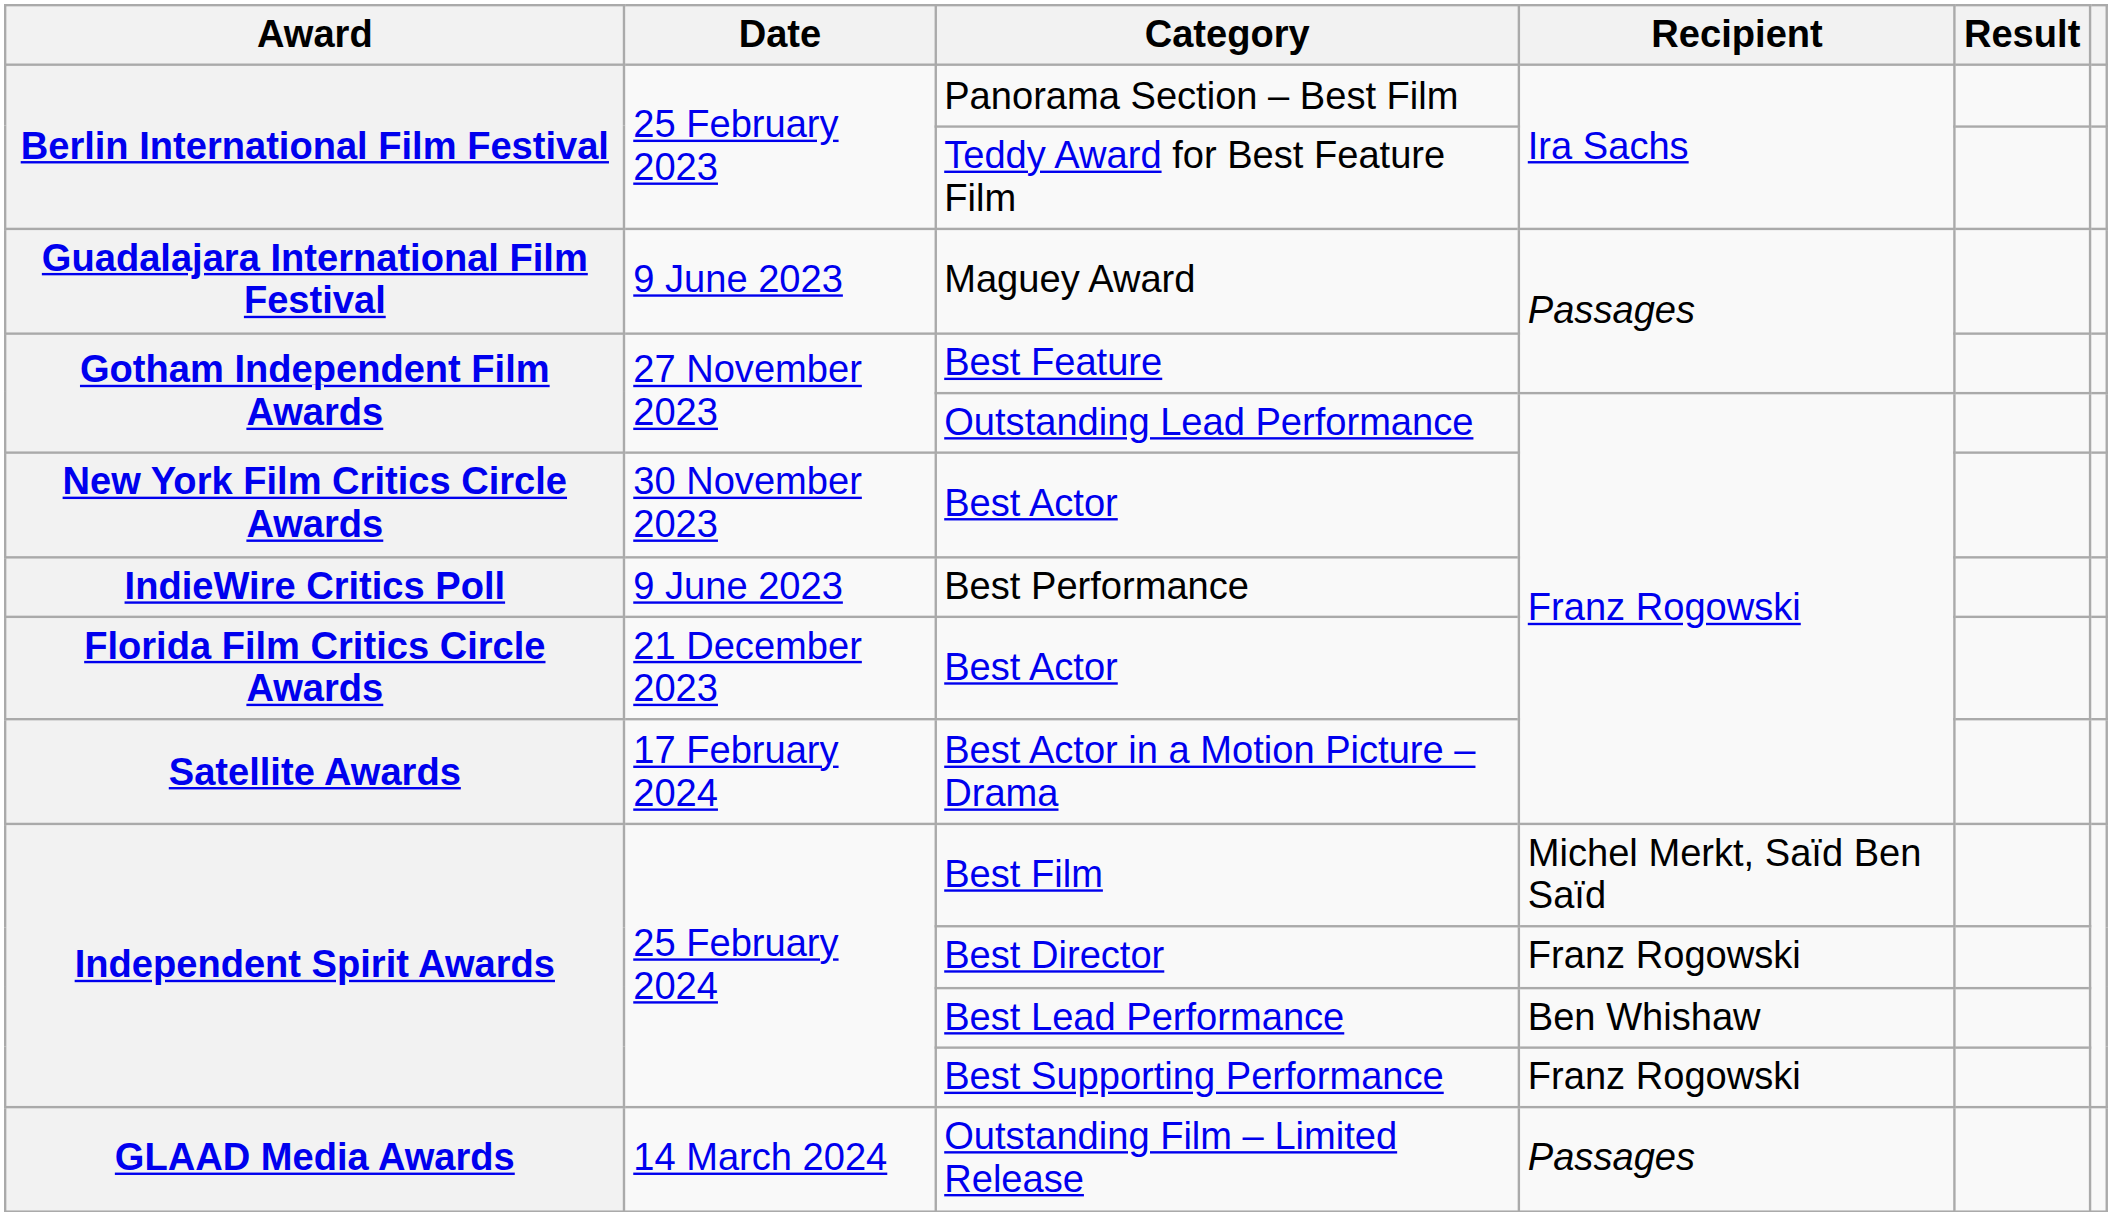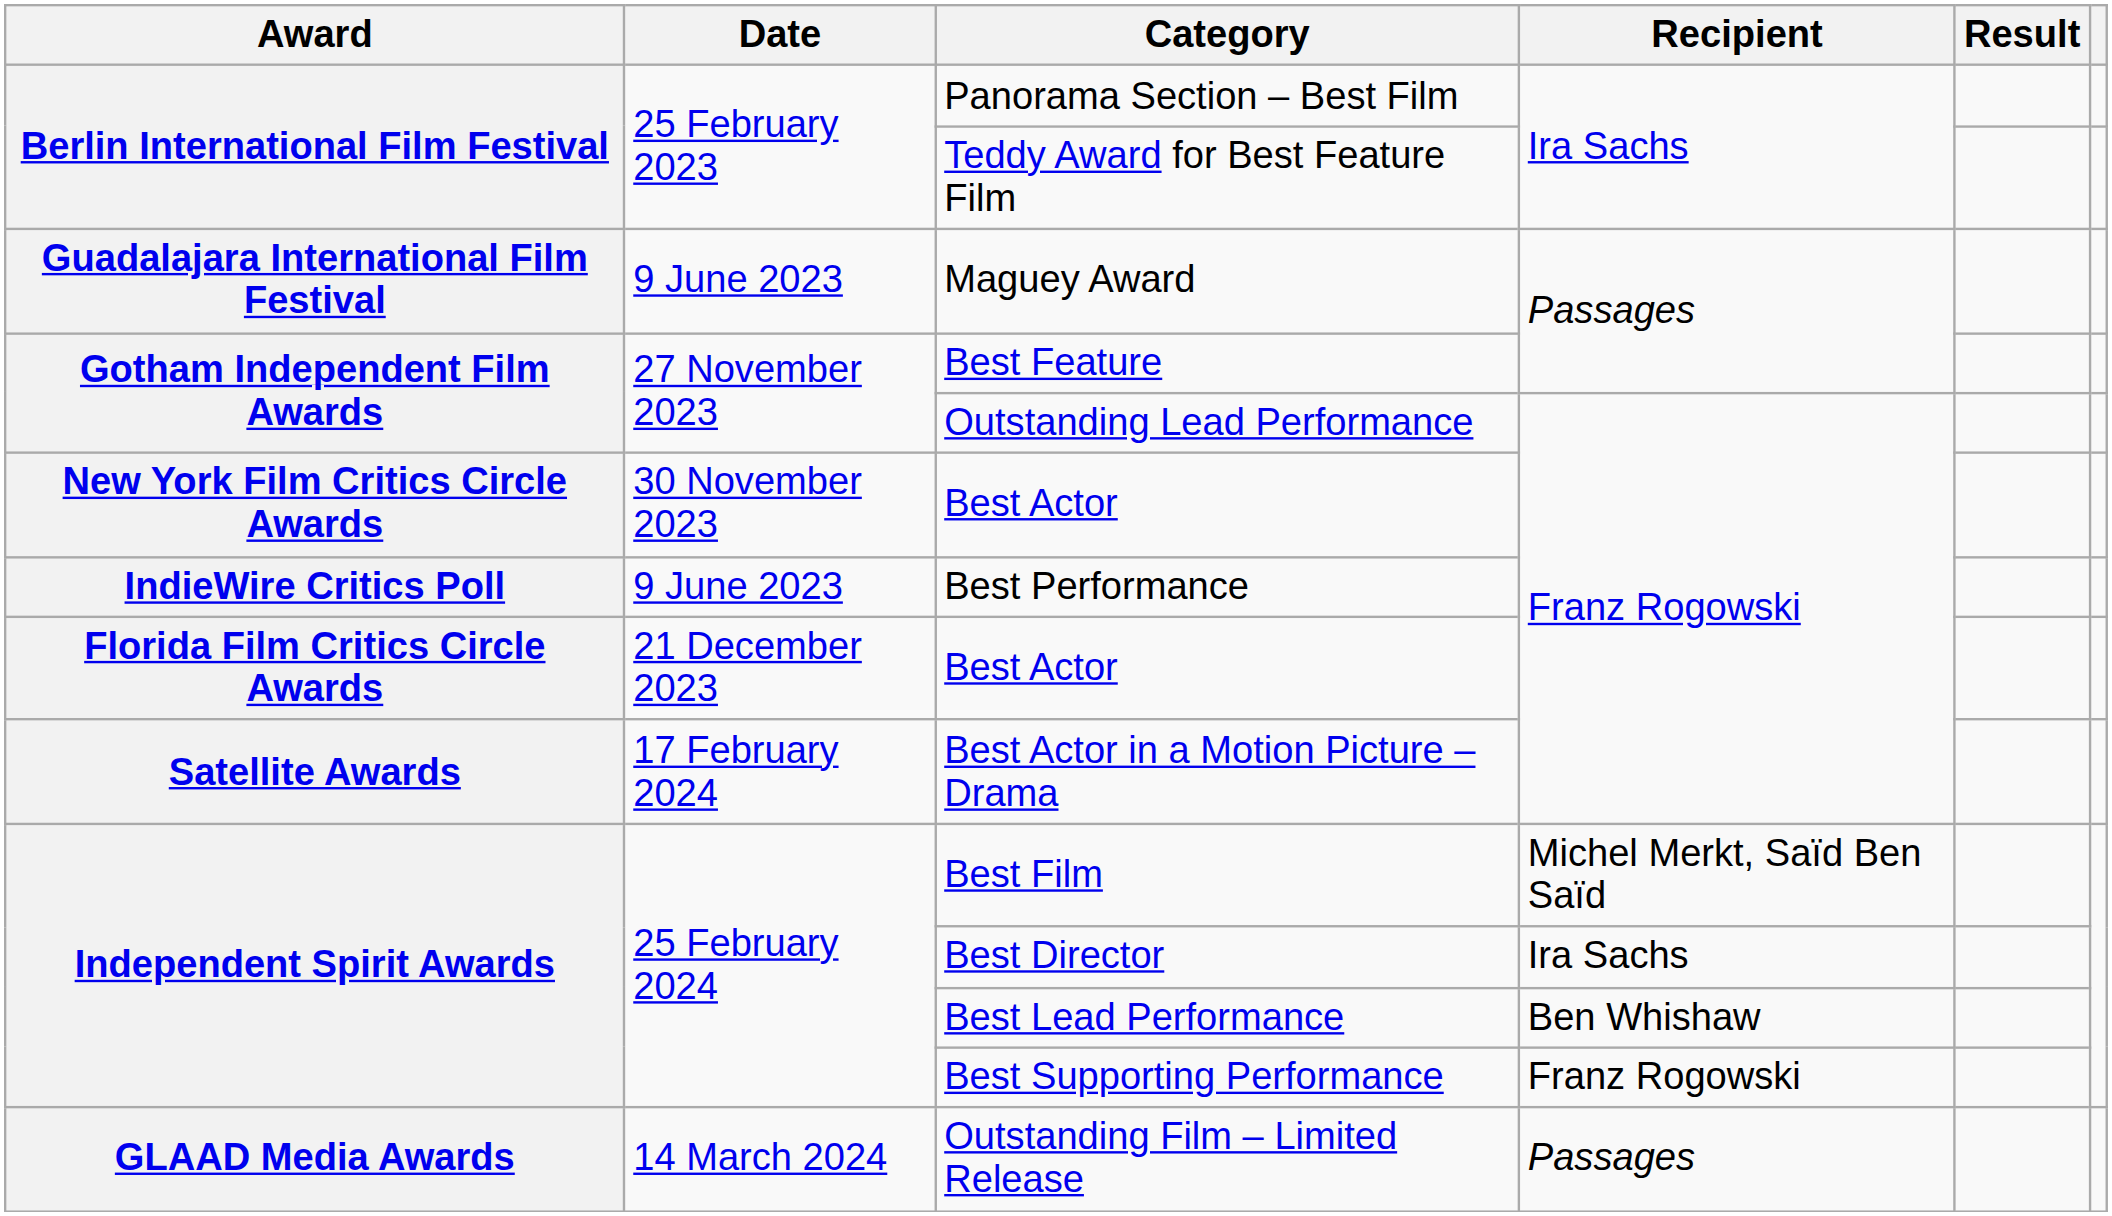(1664, 956) Franz Rogowski -> (1608, 956) Ira Sachs
